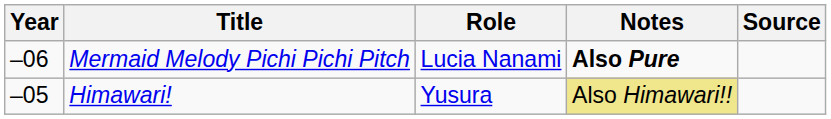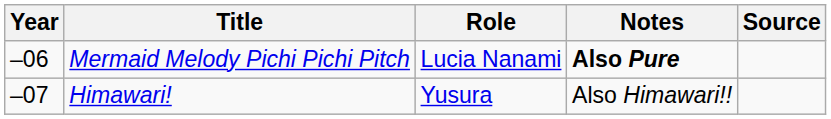(29, 95) –05 -> (29, 95) –07
(652, 95) khaki background -> (652, 95) no background
